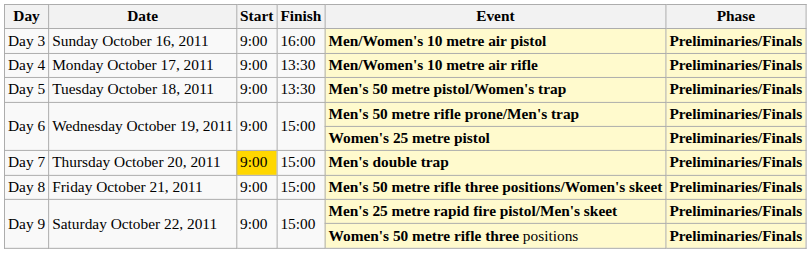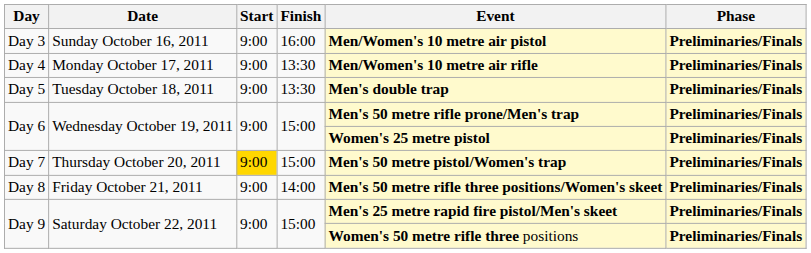(447, 89) Men's 50 metre pistol/Women's trap -> (389, 89) Men's double trap
(389, 162) Men's double trap -> (447, 162) Men's 50 metre pistol/Women's trap
(298, 187) 15:00 -> (298, 187) 14:00
